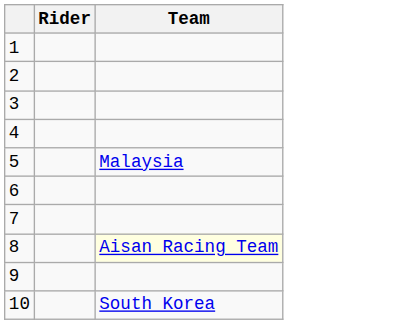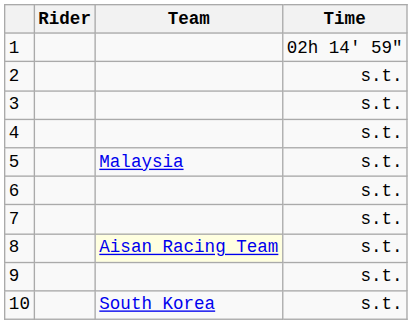+ column: (345, 19)
